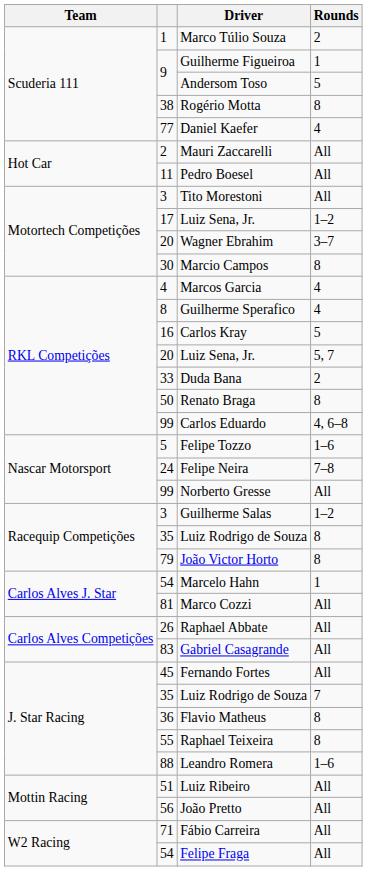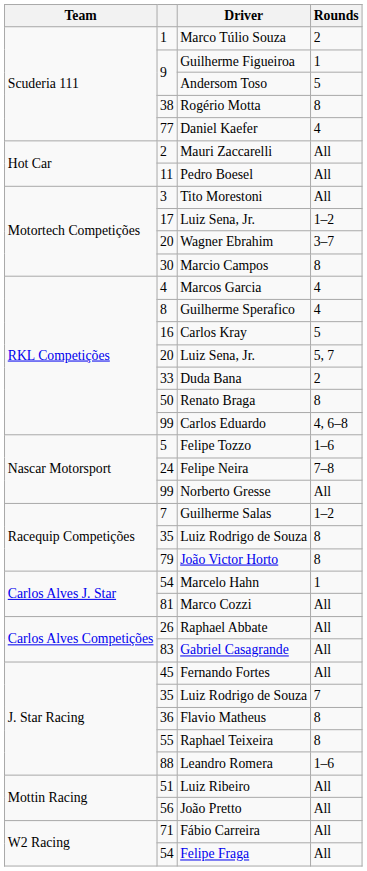(163, 513) 3 -> (163, 513) 7
